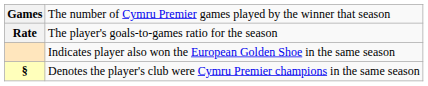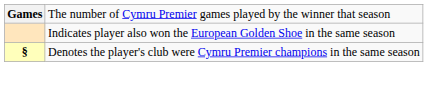- row: (25, 33)
